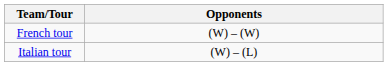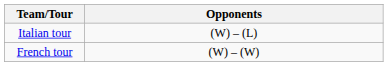rows swapped: (45, 33) <-> (45, 52)
